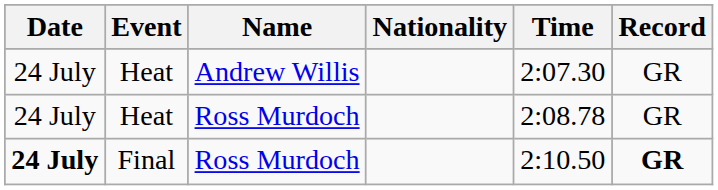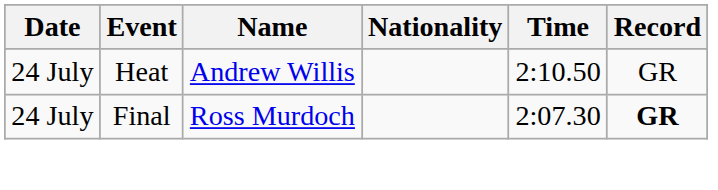(563, 71) 2:07.30 -> (558, 71) 2:10.50
- row: (146, 116)
(55, 160) bold -> (52, 116) normal
(563, 160) 2:10.50 -> (558, 116) 2:07.30
